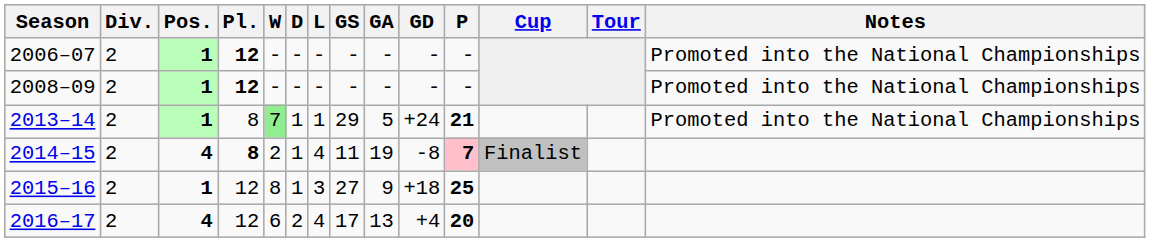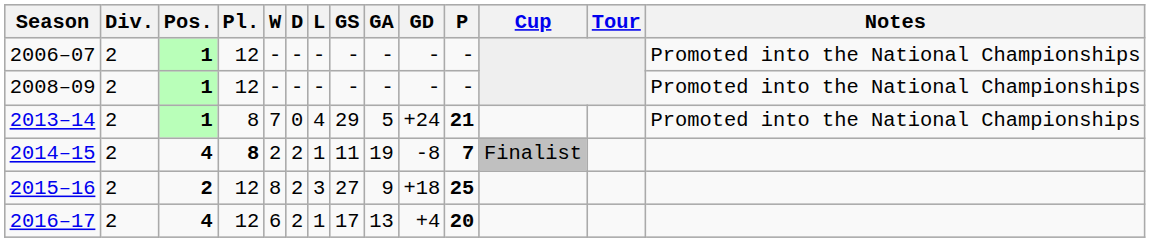(247, 55) bold -> (247, 55) normal
(247, 88) bold -> (247, 88) normal
(275, 121) lightgreen background -> (275, 121) no background
(297, 121) 1 -> (297, 121) 0
(319, 121) 1 -> (319, 121) 4
(297, 154) 1 -> (297, 154) 2
(319, 154) 4 -> (319, 154) 1
(468, 154) pink background -> (468, 154) no background
(207, 188) 1 -> (207, 188) 2
(297, 188) 1 -> (297, 188) 2
(319, 221) 4 -> (319, 221) 1
